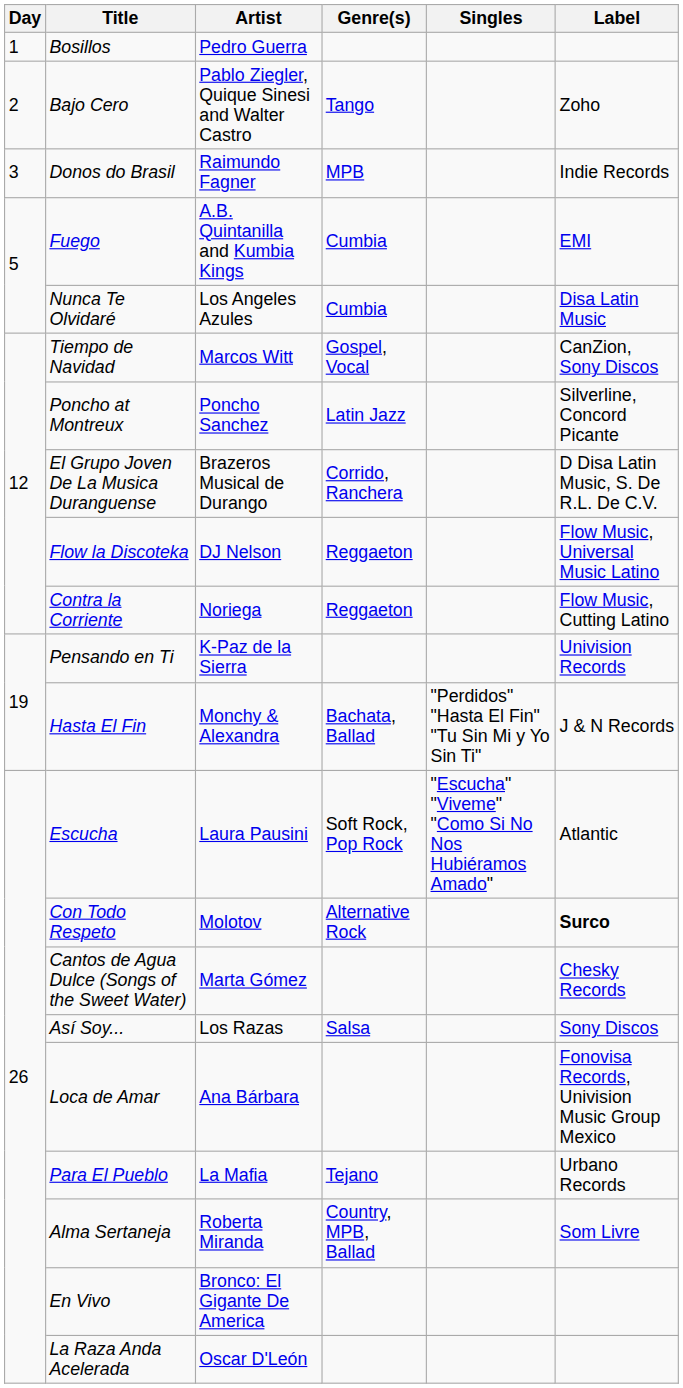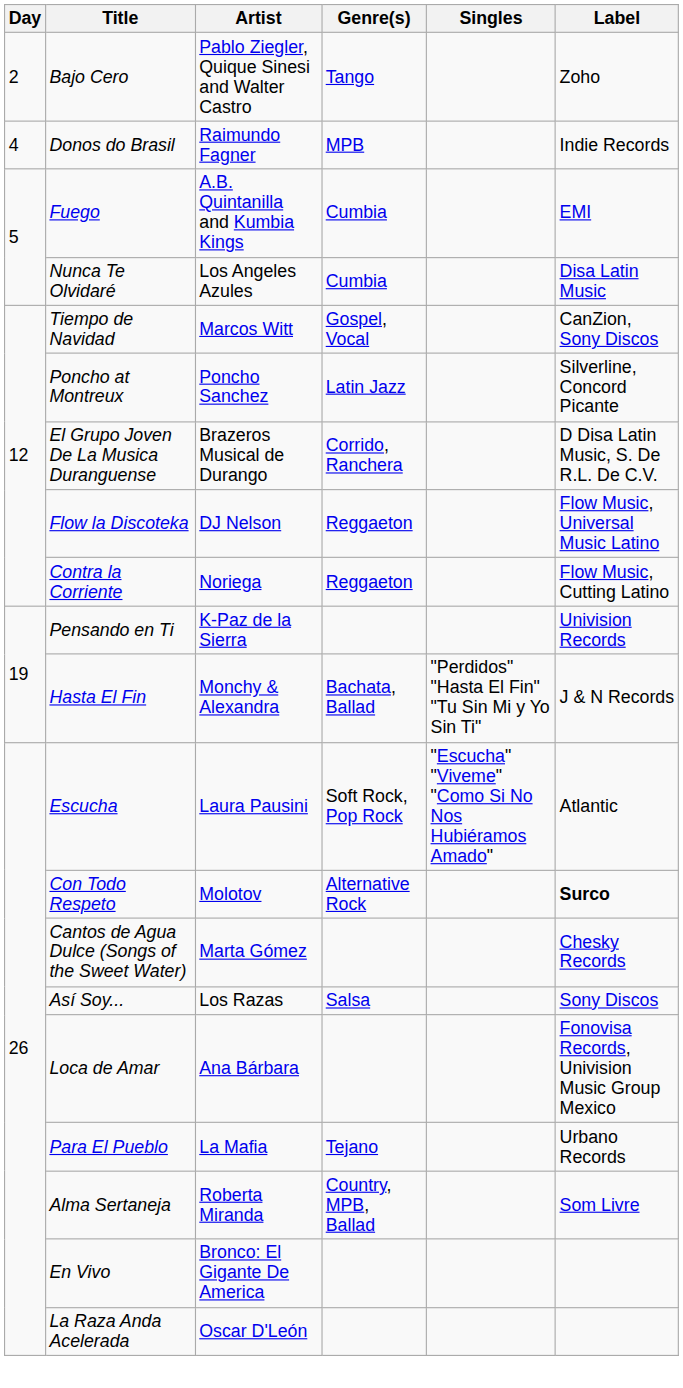- row: (80, 46)
(14, 173) 3 -> (14, 144) 4
